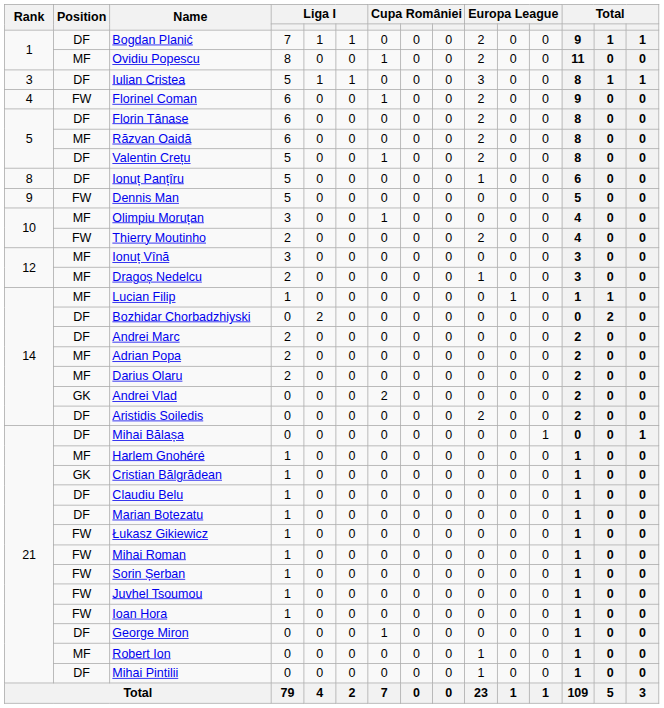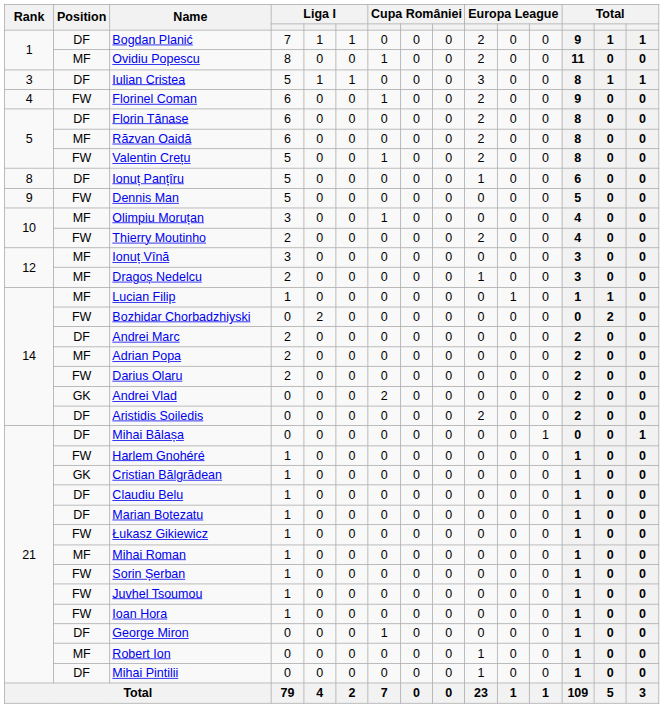(82, 158) DF -> (82, 158) FW
(82, 317) DF -> (82, 317) FW
(82, 376) MF -> (82, 376) FW
(82, 455) MF -> (82, 455) FW
(82, 554) FW -> (82, 554) MF
